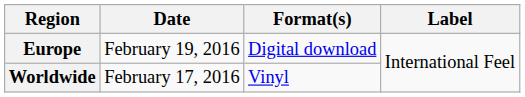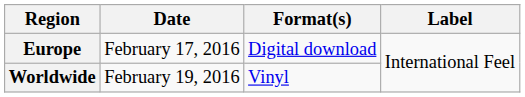(172, 48) February 19, 2016 -> (172, 48) February 17, 2016
(172, 77) February 17, 2016 -> (172, 77) February 19, 2016
